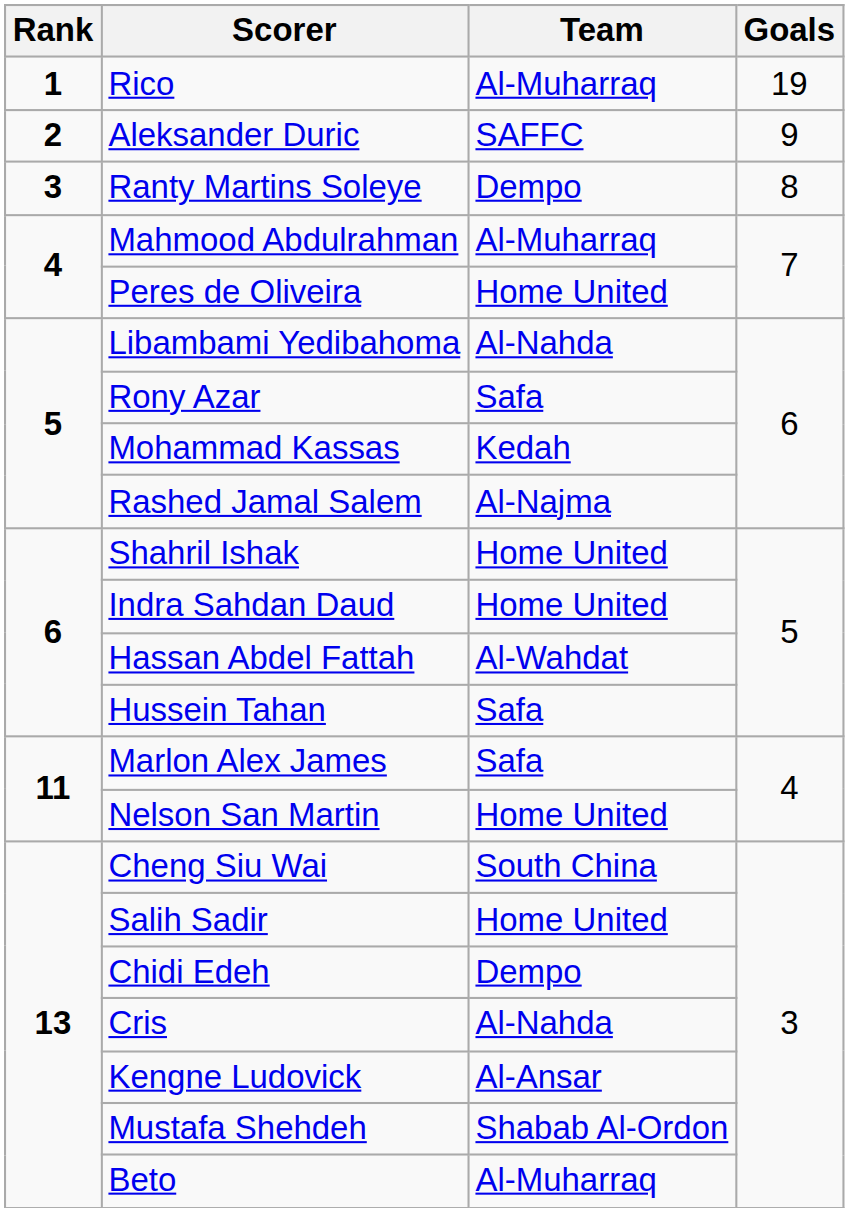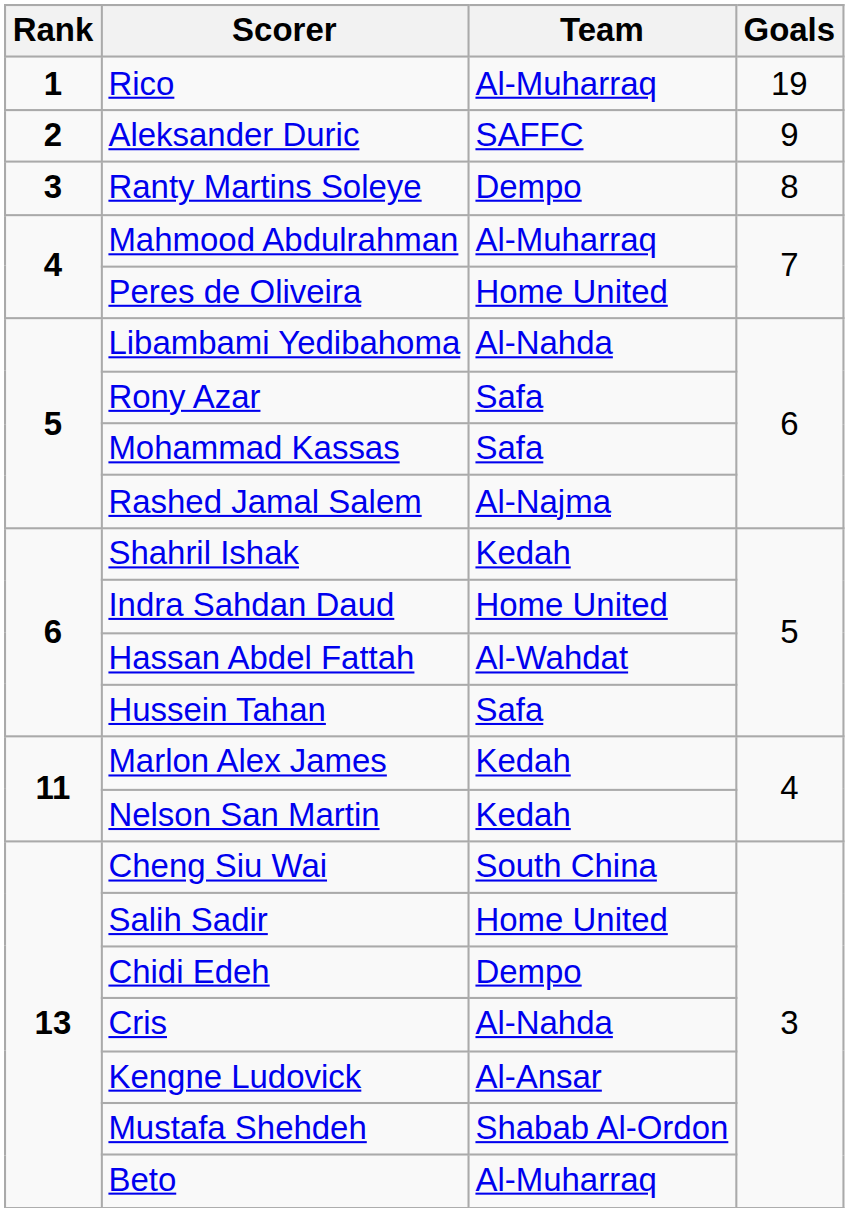(523, 448) Kedah -> (509, 448) Safa
(572, 553) Home United -> (523, 553) Kedah
(509, 762) Safa -> (523, 762) Kedah
(572, 814) Home United -> (523, 814) Kedah
